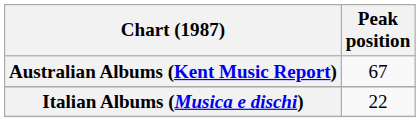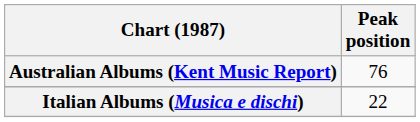(378, 71) 67 -> (378, 71) 76
